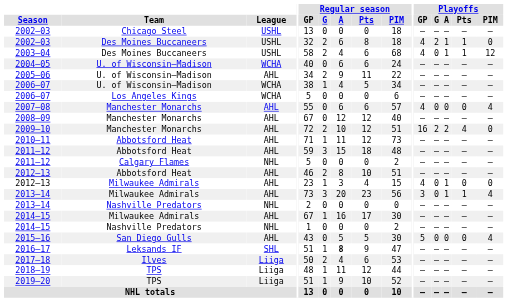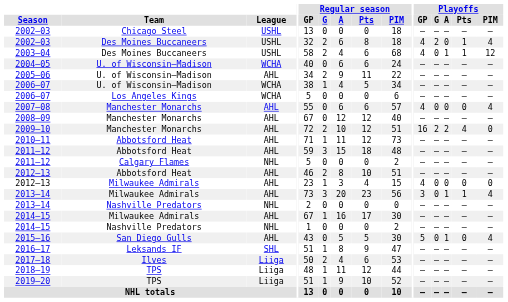(446, 42) 1 -> (446, 42) 0
(490, 42) 0 -> (490, 42) 4
(446, 184) 1 -> (446, 184) 0
(446, 238) 0 -> (446, 238) 1
(341, 249) bold -> (341, 249) normal
